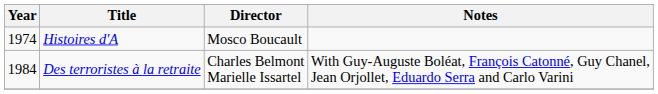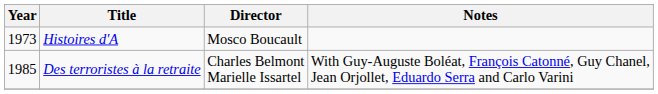(22, 38) 1974 -> (22, 38) 1973
(22, 69) 1984 -> (22, 69) 1985
